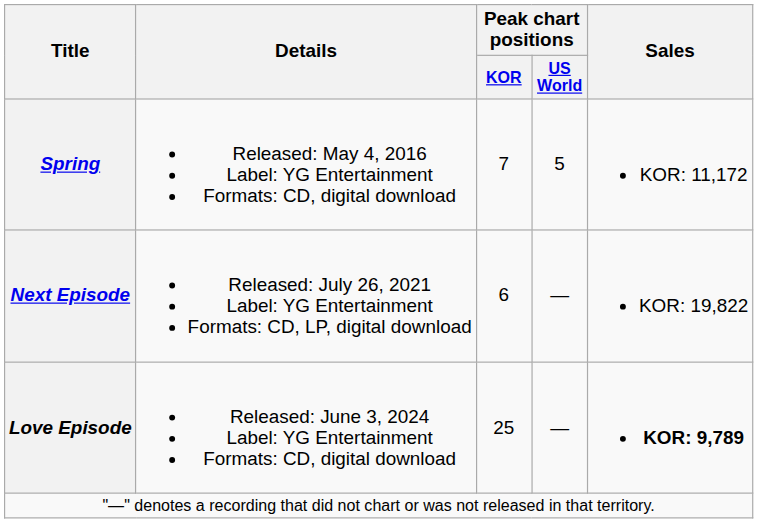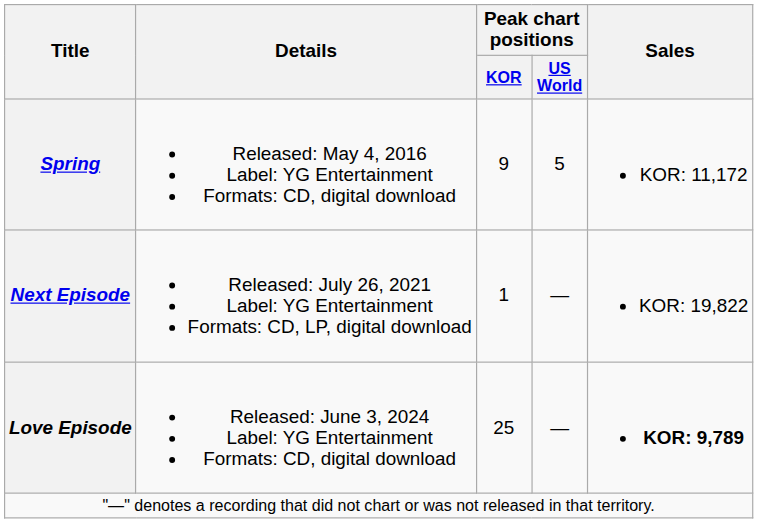(504, 164) 7 -> (504, 164) 9
(504, 295) 6 -> (504, 295) 1
